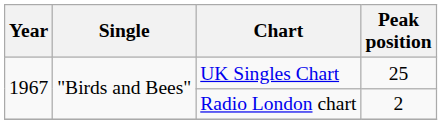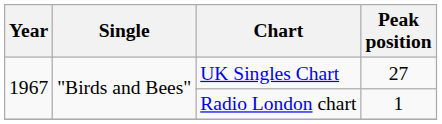(398, 72) 25 -> (398, 72) 27
(398, 103) 2 -> (398, 103) 1
